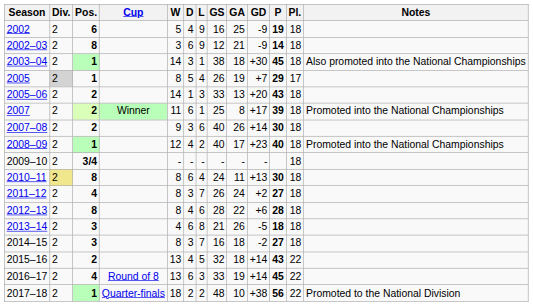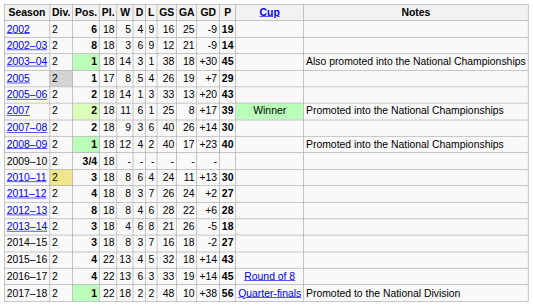columns swapped: (295, 12) <-> (133, 12)
(94, 177) 8 -> (94, 177) 3
(94, 260) 2 -> (94, 260) 4
